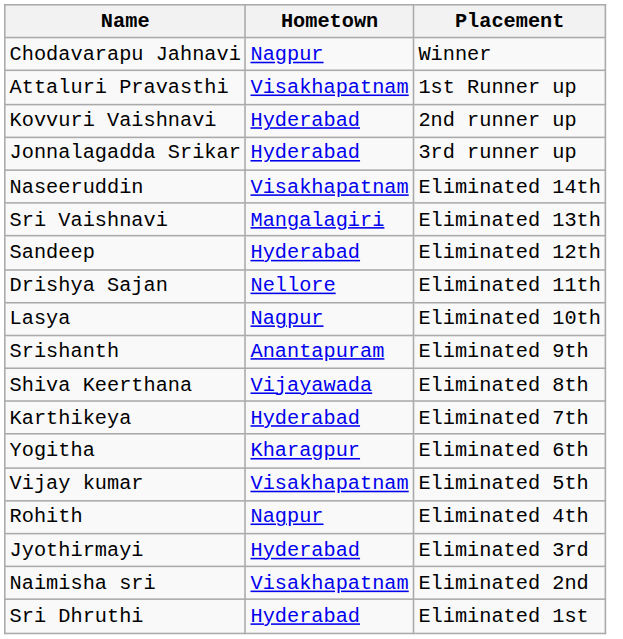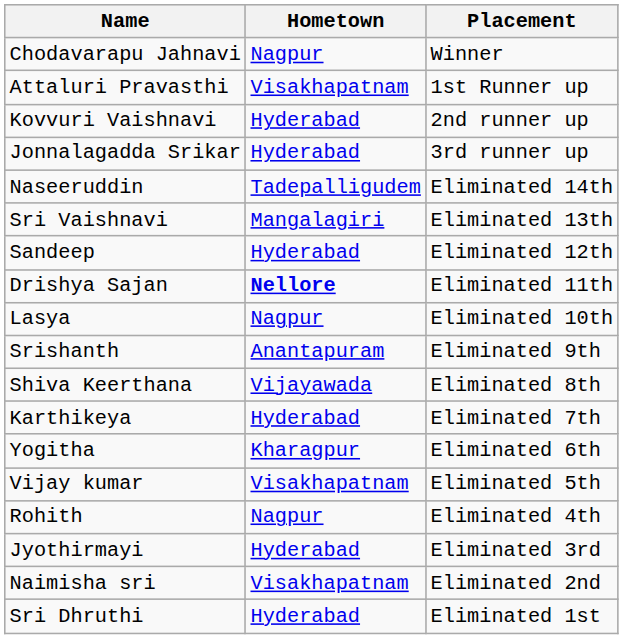(330, 187) Visakhapatnam -> (336, 187) Tadepalligudem
(293, 286) normal -> (293, 286) bold
